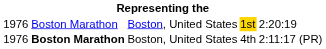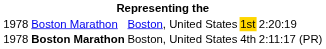(16, 24) 1976 -> (16, 24) 1978
(16, 39) 1976 -> (16, 39) 1978
